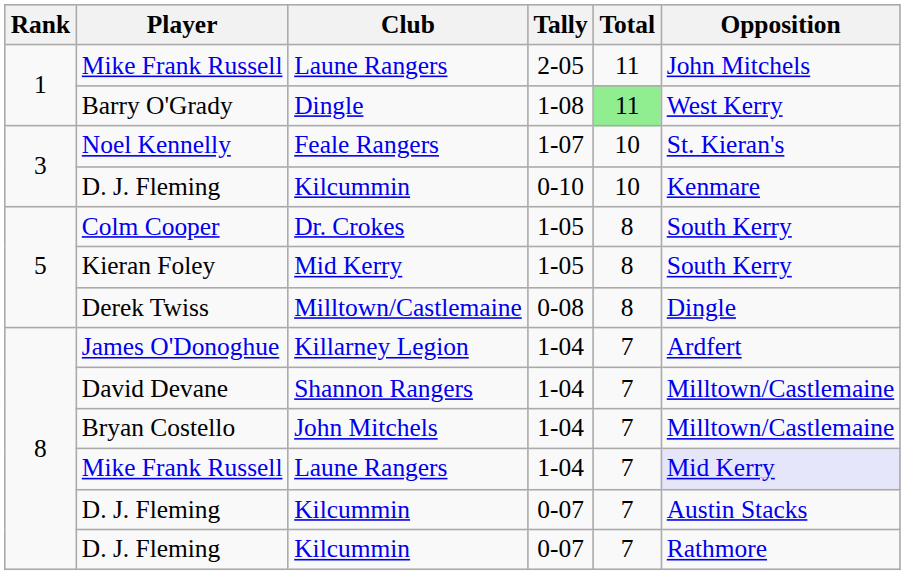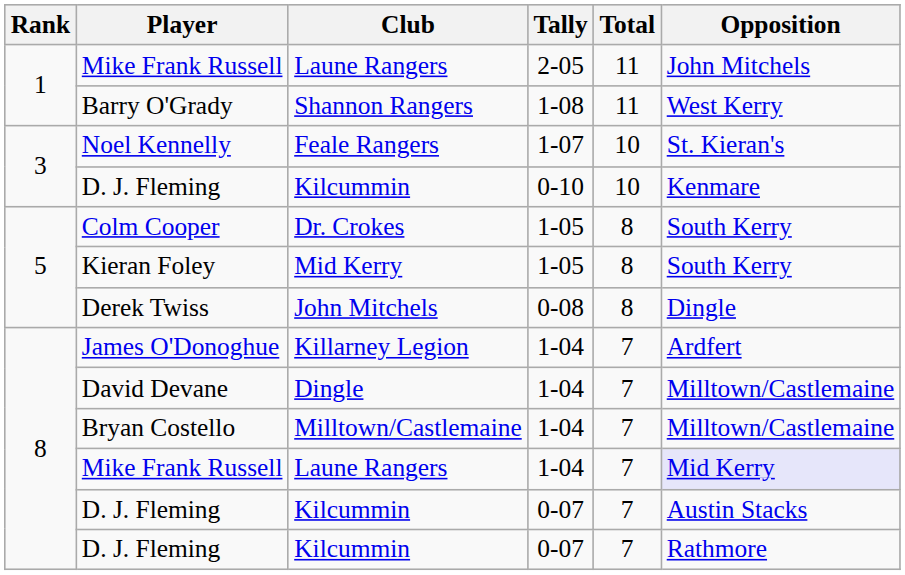(329, 105) Dingle -> (384, 105) Shannon Rangers
(627, 105) lightgreen background -> (627, 105) no background
(408, 307) Milltown/Castlemaine -> (366, 307) John Mitchels
(384, 387) Shannon Rangers -> (329, 387) Dingle
(366, 428) John Mitchels -> (408, 428) Milltown/Castlemaine
